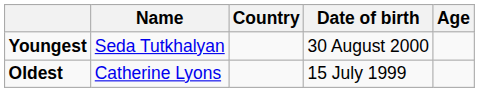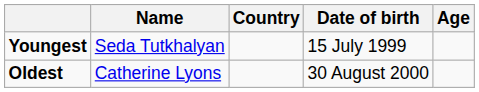(368, 45) 30 August 2000 -> (357, 45) 15 July 1999
(357, 73) 15 July 1999 -> (368, 73) 30 August 2000
